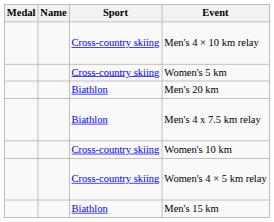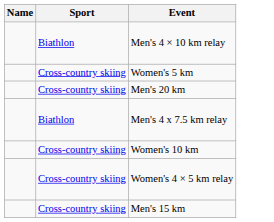- column: (21, 13)
(115, 43) Cross-country skiing -> (56, 43) Biathlon
(90, 90) Biathlon -> (82, 90) Cross-country skiing
(90, 209) Biathlon -> (82, 209) Cross-country skiing
